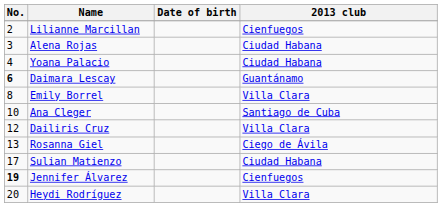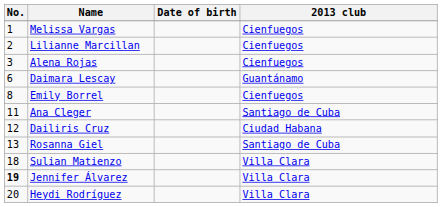+ row: (73, 29)
(282, 46) Ciudad Habana -> (273, 62) Cienfuegos
- row: (70, 62)
(10, 79) bold -> (10, 79) normal
(276, 95) Villa Clara -> (273, 95) Cienfuegos
(13, 112) 10 -> (13, 112) 11
(276, 128) Villa Clara -> (282, 128) Ciudad Habana
(285, 145) Ciego de Ávila -> (291, 145) Santiago de Cuba
(13, 161) 17 -> (13, 161) 18
(282, 161) Ciudad Habana -> (276, 161) Villa Clara
(273, 178) Cienfuegos -> (276, 178) Villa Clara
